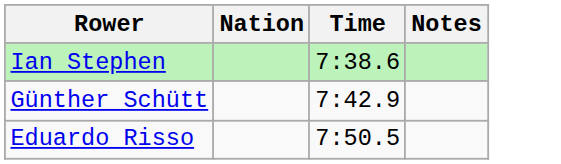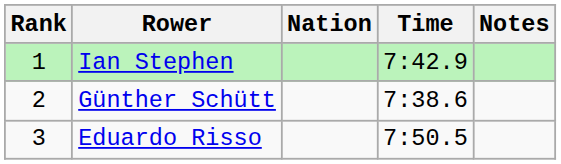+ column: (39, 24)
(358, 62) 7:38.6 -> (425, 62) 7:42.9
(358, 101) 7:42.9 -> (425, 101) 7:38.6
